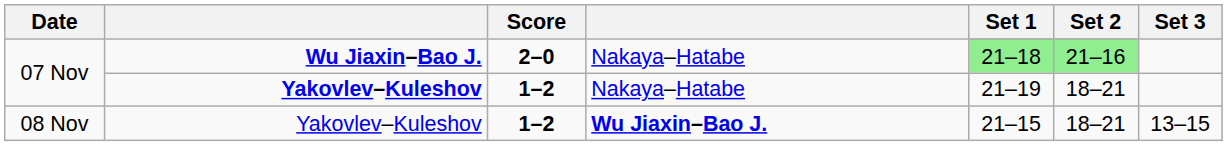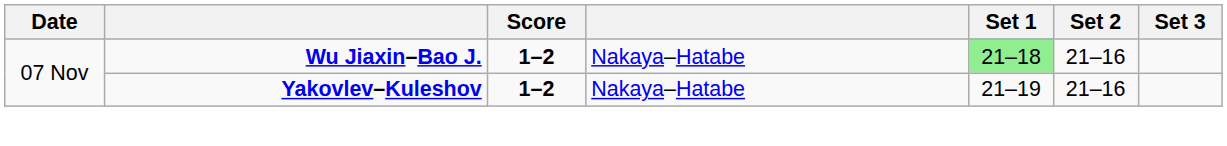(536, 56) 2–0 -> (536, 56) 1–2
(1096, 56) lightgreen background -> (1096, 56) no background
(1096, 90) 18–21 -> (1096, 90) 21–16
- row: (54, 124)
